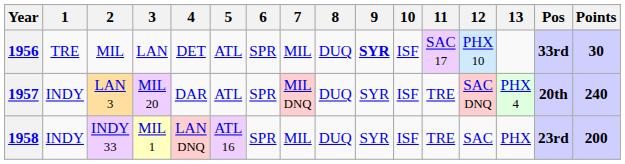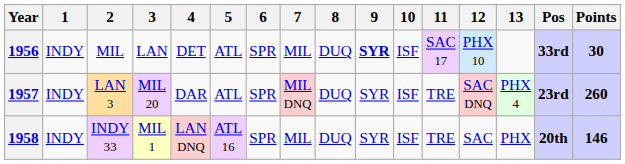(65, 51) TRE -> (65, 51) INDY
(553, 94) 20th -> (553, 94) 23rd
(596, 94) 240 -> (596, 94) 260
(553, 138) 23rd -> (553, 138) 20th
(596, 138) 200 -> (596, 138) 146
